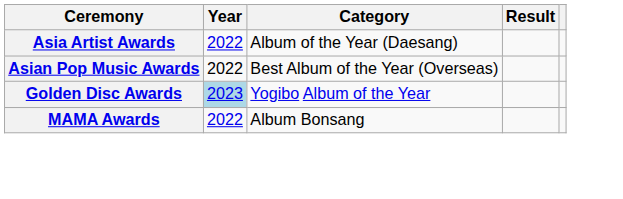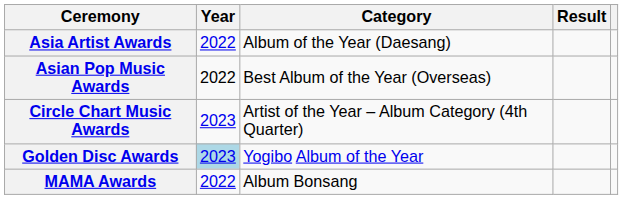+ row: (100, 121)
